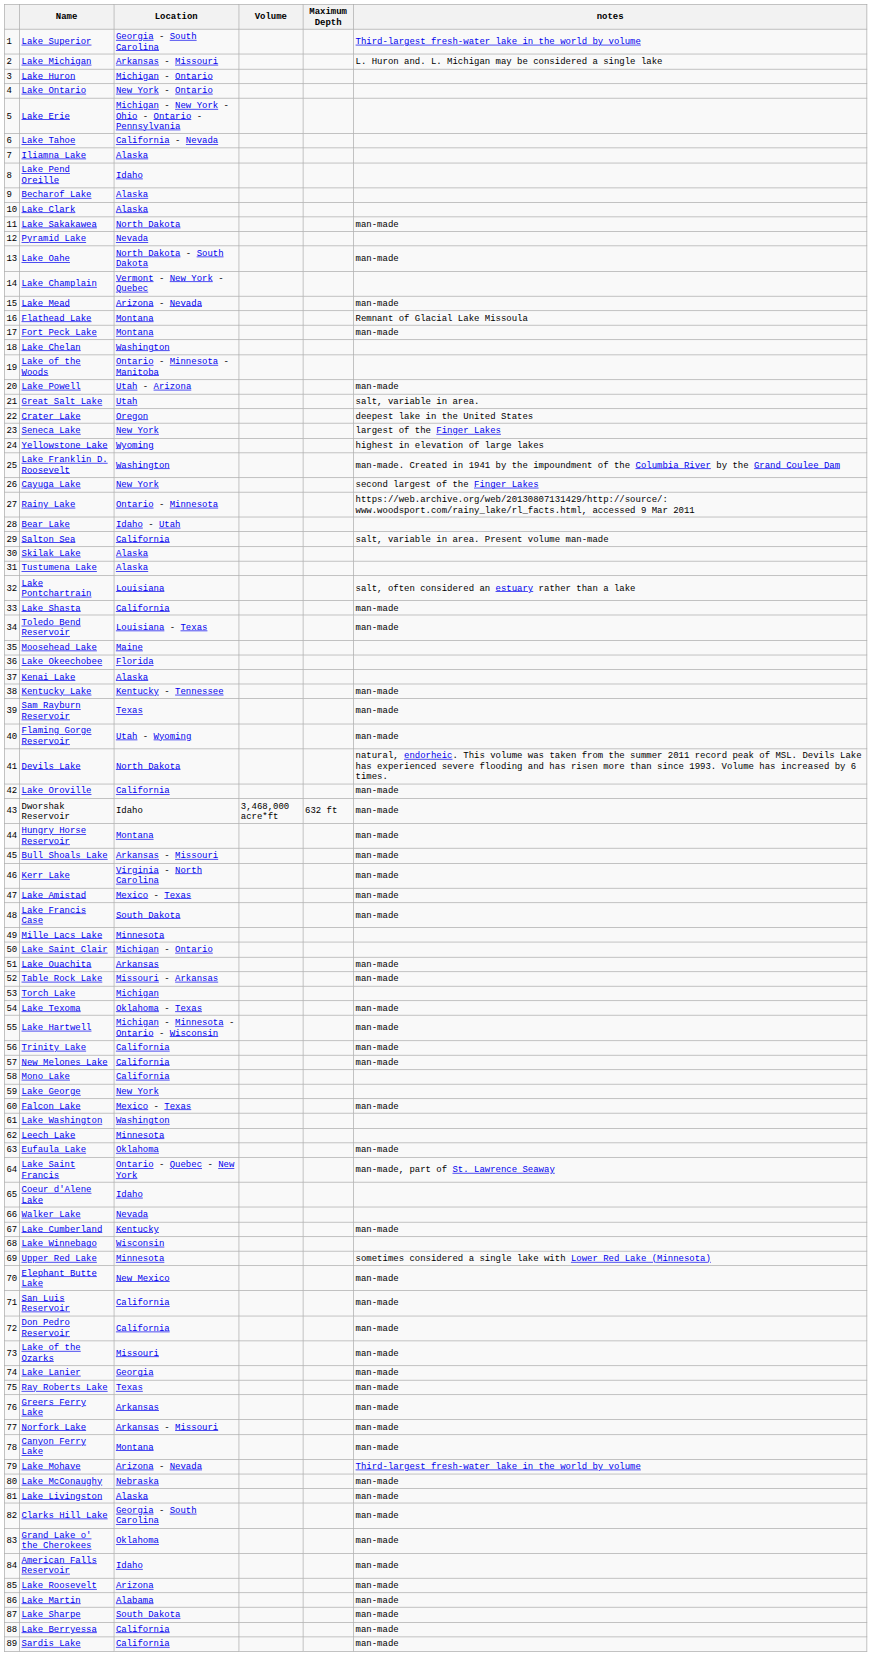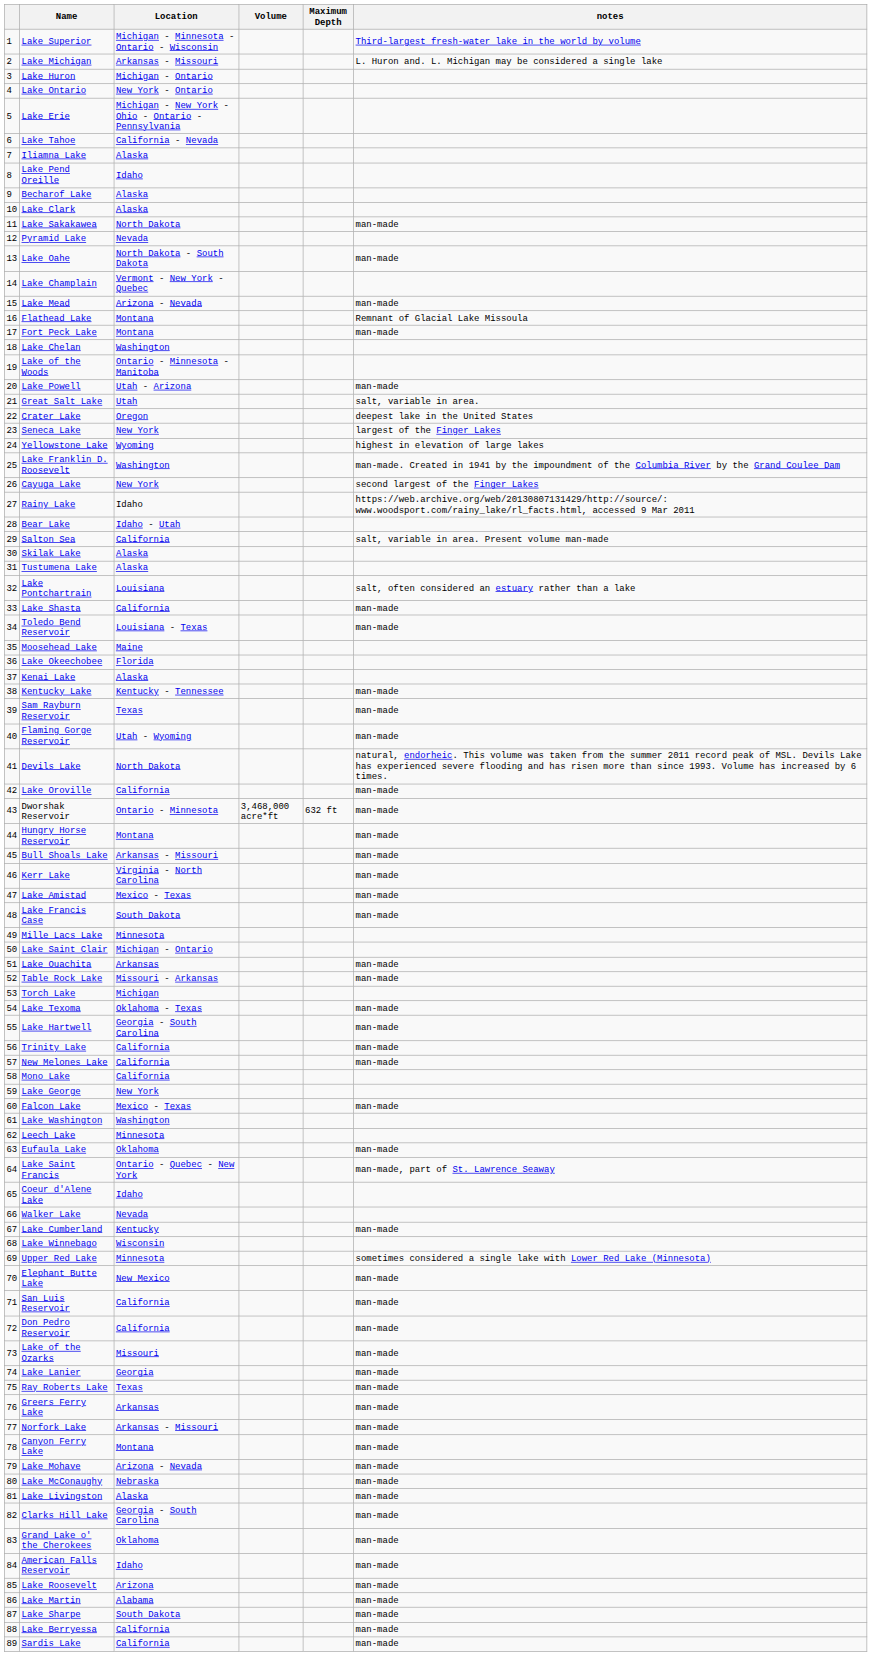(156, 42) Georgia - South Carolina -> (175, 42) Michigan - Minnesota - Ontario - Wisconsin
(167, 505) Ontario - Minnesota -> (129, 505) Idaho
(129, 811) Idaho -> (167, 811) Ontario - Minnesota
(175, 1028) Michigan - Minnesota - Ontario - Wisconsin -> (156, 1028) Georgia - South Carolina
(498, 1467) Third-largest fresh-water lake in the world by volume -> (377, 1467) man-made
